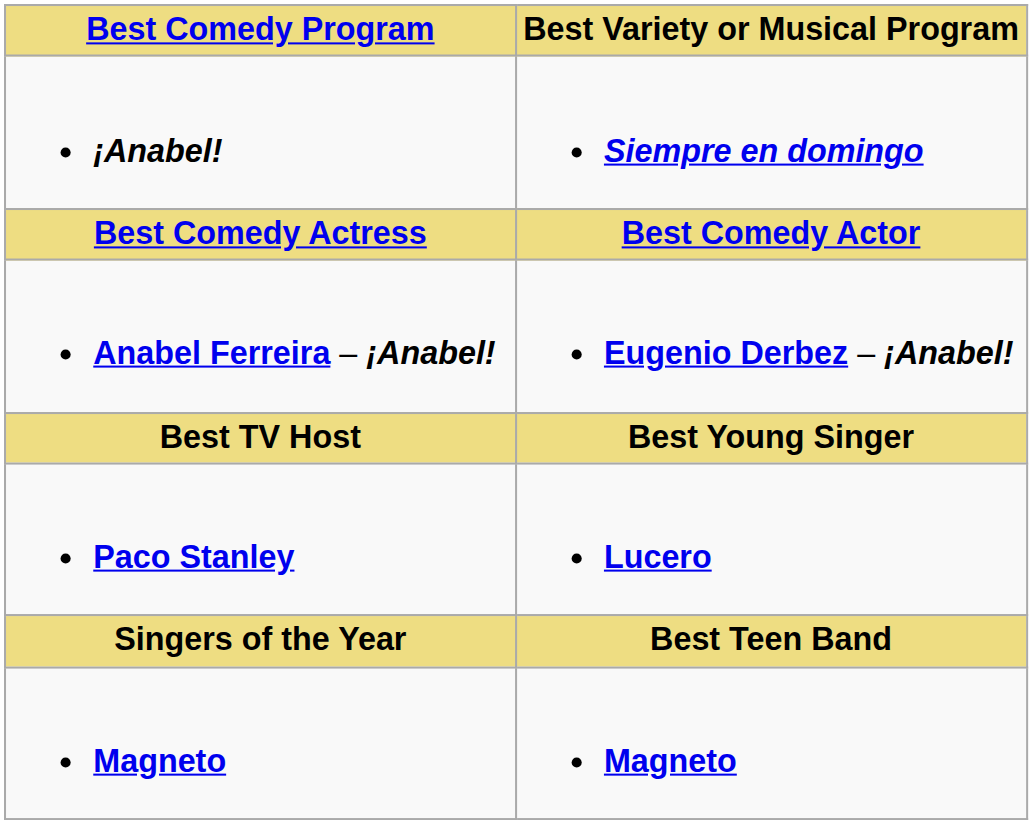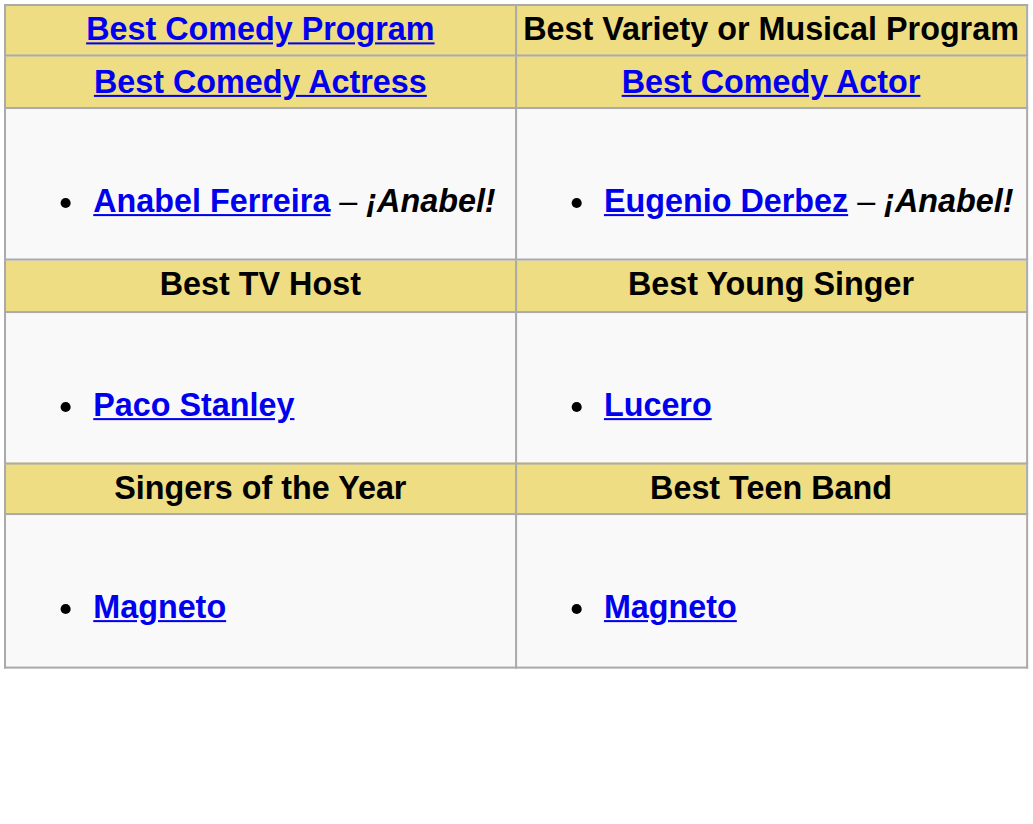- row: (260, 151)
